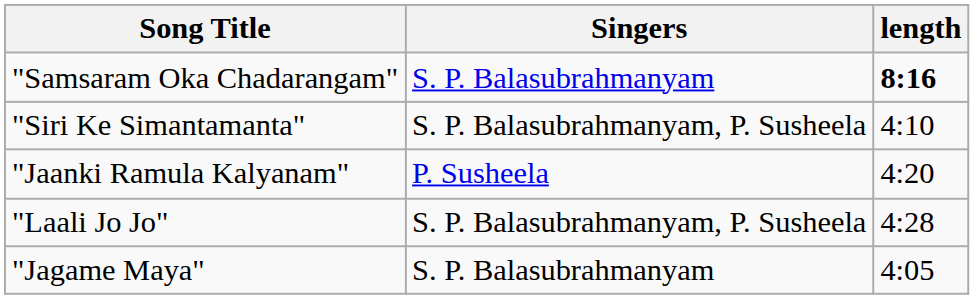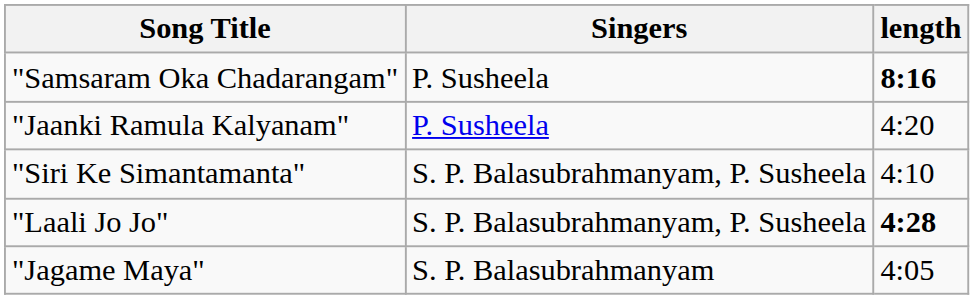(563, 76) S. P. Balasubrahmanyam -> (480, 76) P. Susheela
rows swapped: (181, 173) <-> (159, 125)
(907, 221) normal -> (908, 221) bold
